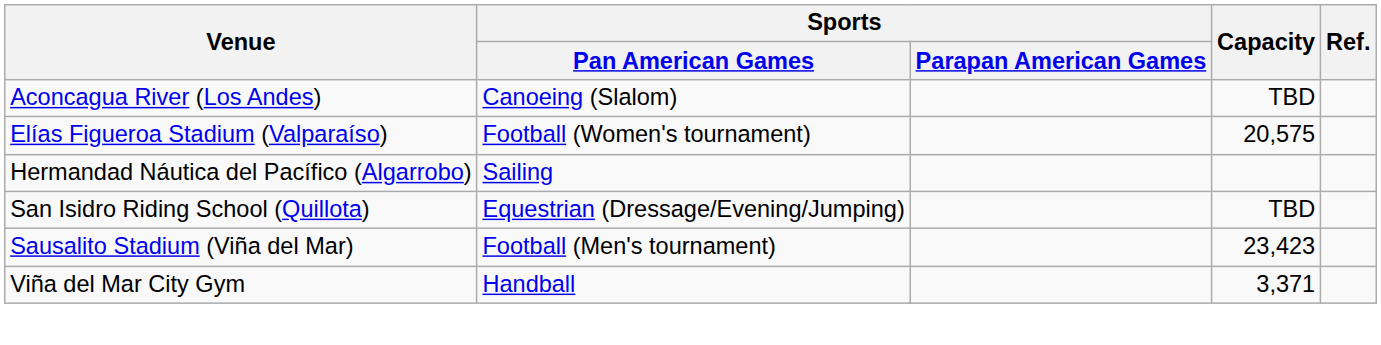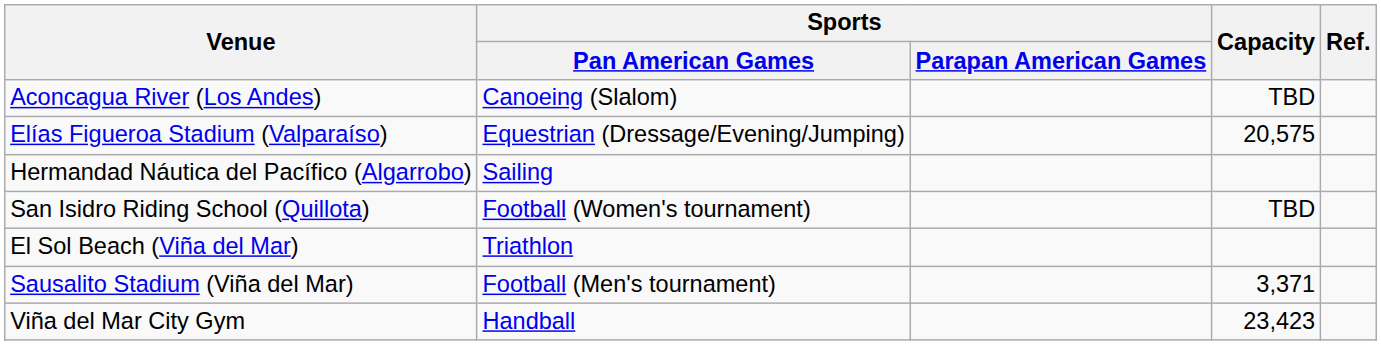(647, 135) Football (Women's tournament) -> (694, 135) Equestrian (Dressage/Evening/Jumping)
(694, 209) Equestrian (Dressage/Evening/Jumping) -> (647, 209) Football (Women's tournament)
+ row: (154, 246)
(1279, 246) 23,423 -> (1286, 284) 3,371
(1286, 284) 3,371 -> (1279, 321) 23,423
